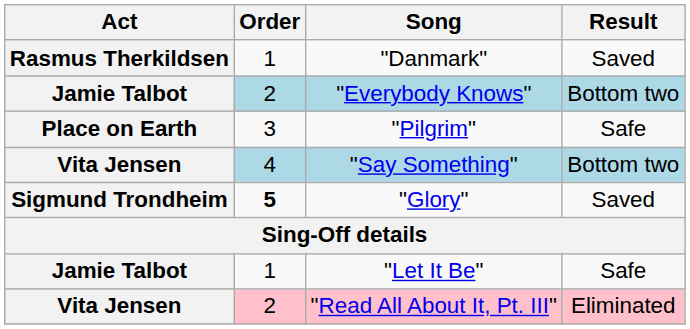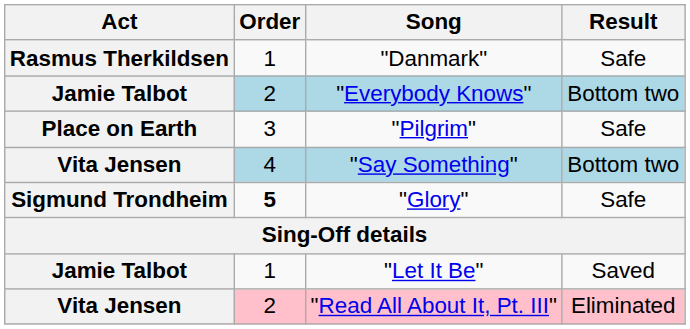(623, 57) Saved -> (623, 57) Safe
(623, 199) Saved -> (623, 199) Safe
(623, 270) Safe -> (623, 270) Saved
